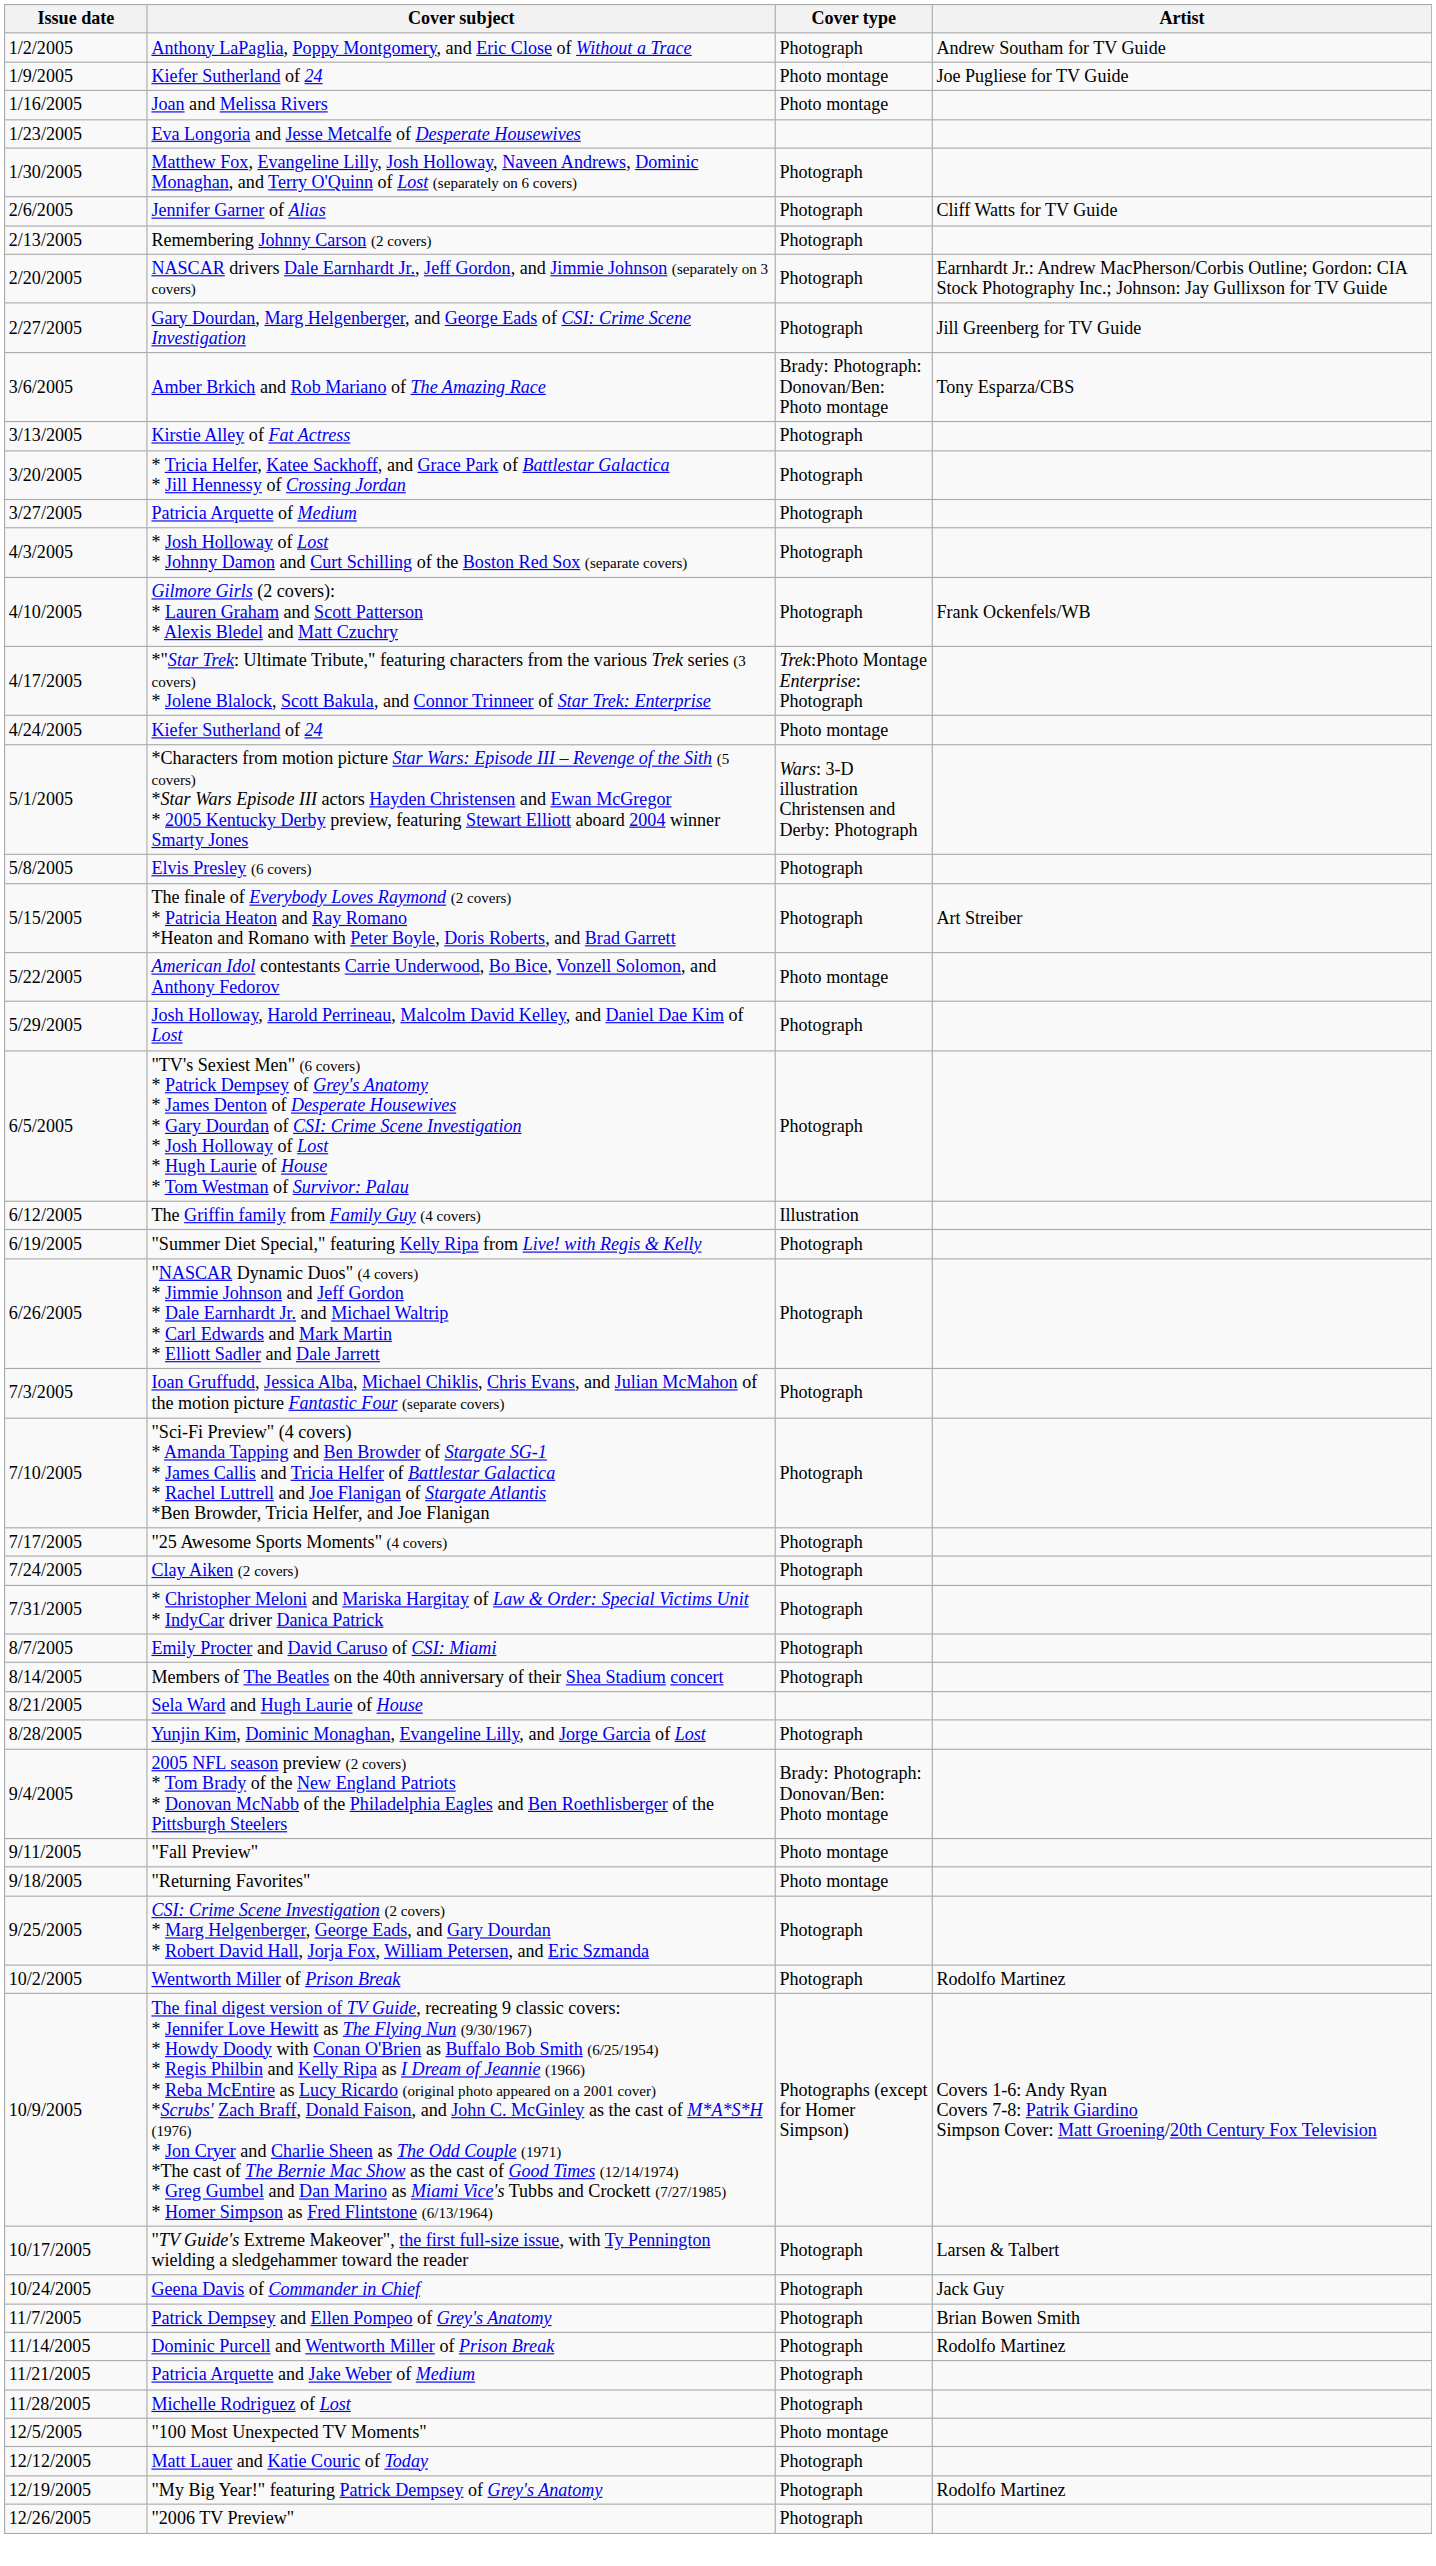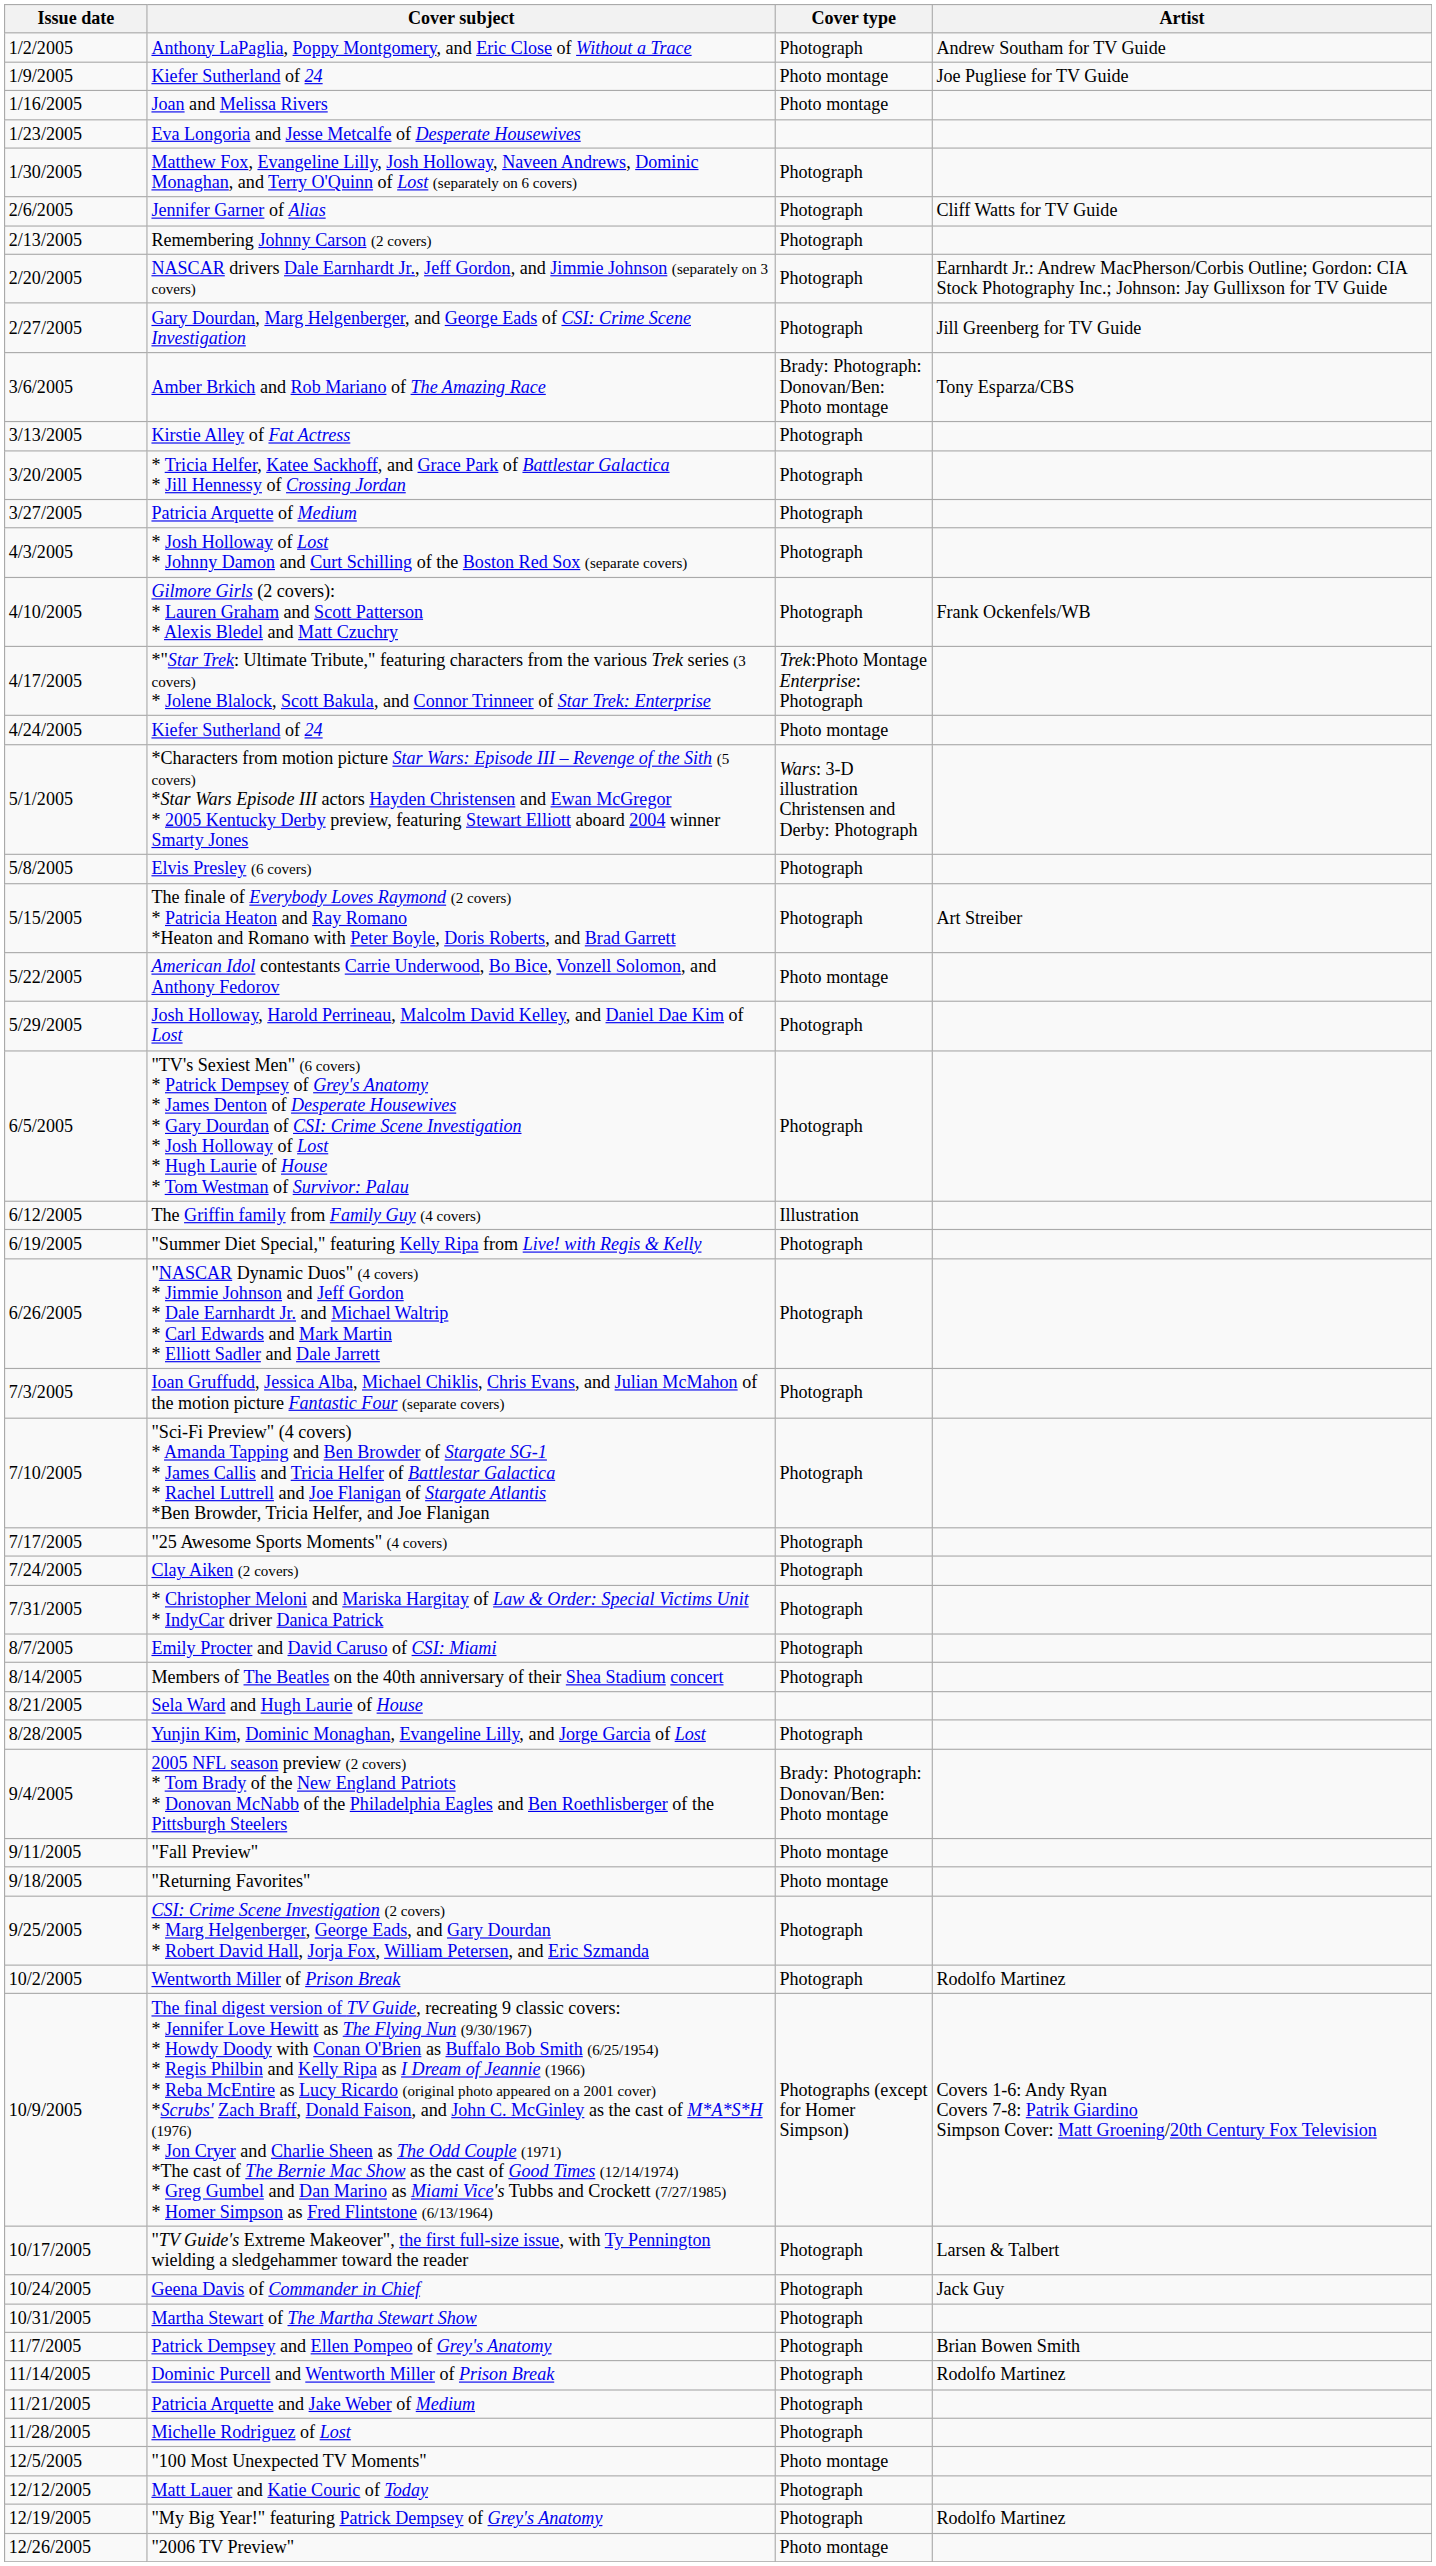+ row: (50, 2317)
(821, 2518) Photograph -> (834, 2547) Photo montage
